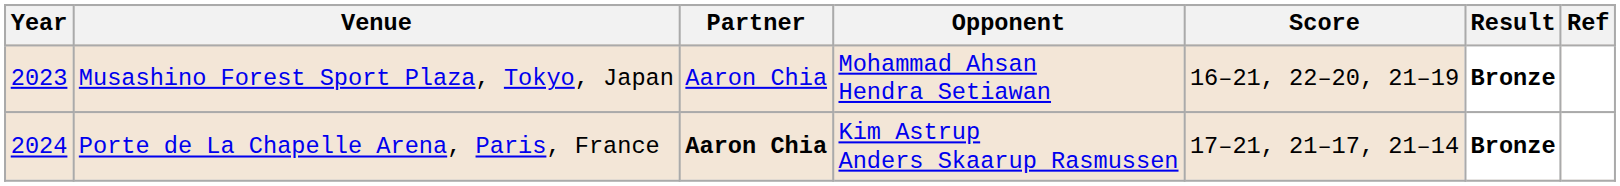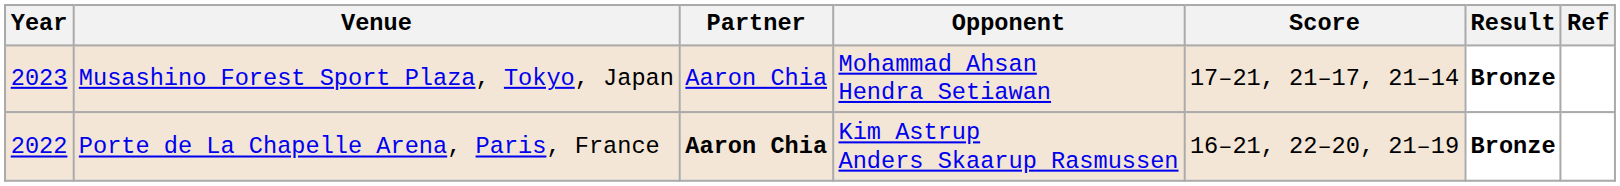(1325, 78) 16–21, 22–20, 21–19 -> (1325, 78) 17–21, 21–17, 21–14
(39, 146) 2024 -> (39, 146) 2022
(1325, 146) 17–21, 21–17, 21–14 -> (1325, 146) 16–21, 22–20, 21–19
